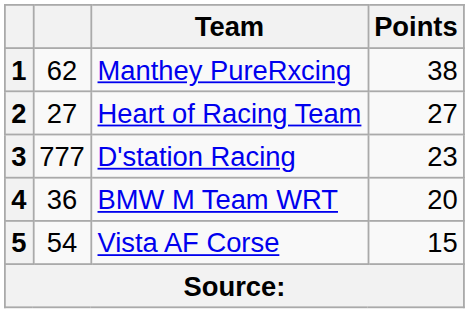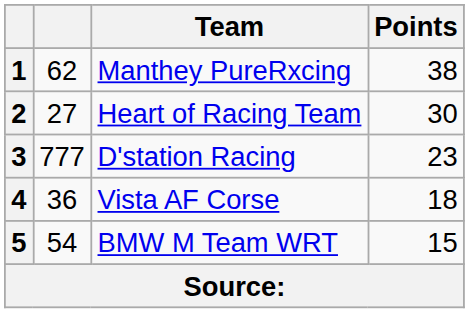(442, 113) 27 -> (442, 113) 30
(218, 200) BMW M Team WRT -> (188, 200) Vista AF Corse
(442, 200) 20 -> (442, 200) 18
(188, 243) Vista AF Corse -> (218, 243) BMW M Team WRT
